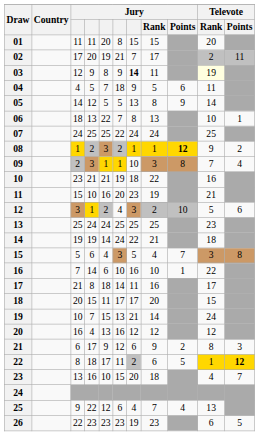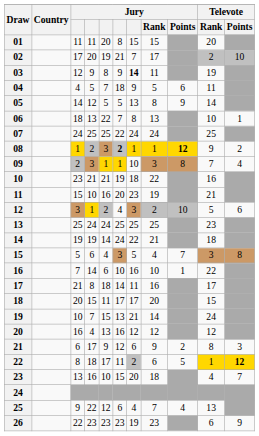(240, 57) 11 -> (240, 57) 10
(211, 73) lightyellow background -> (211, 73) no background
(120, 149) normal -> (120, 149) bold
(240, 423) 5 -> (240, 423) 9
